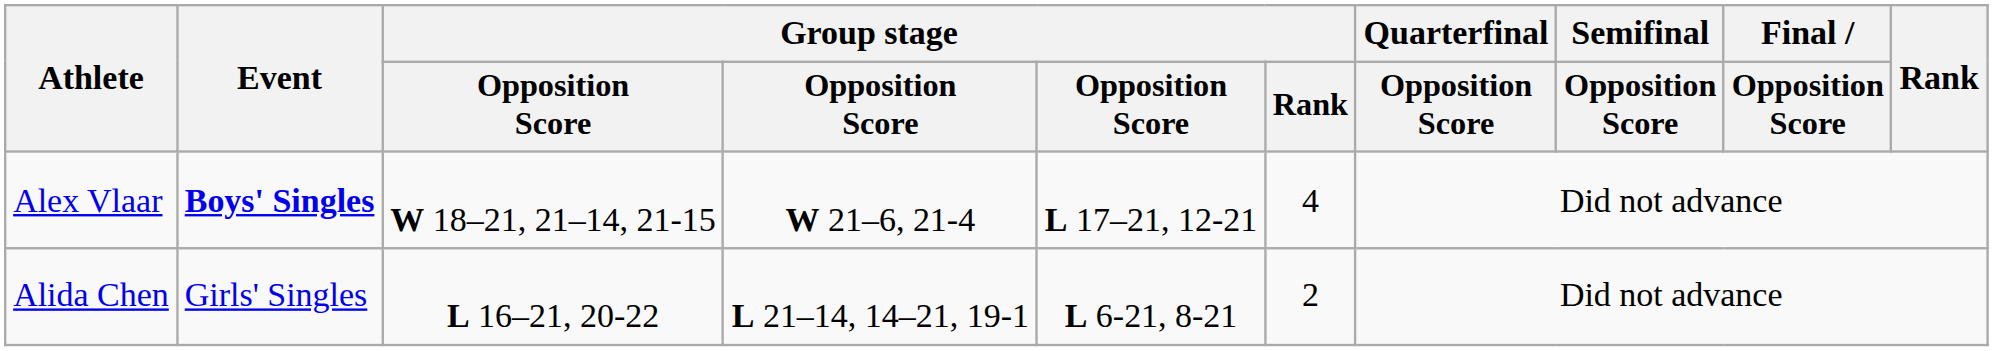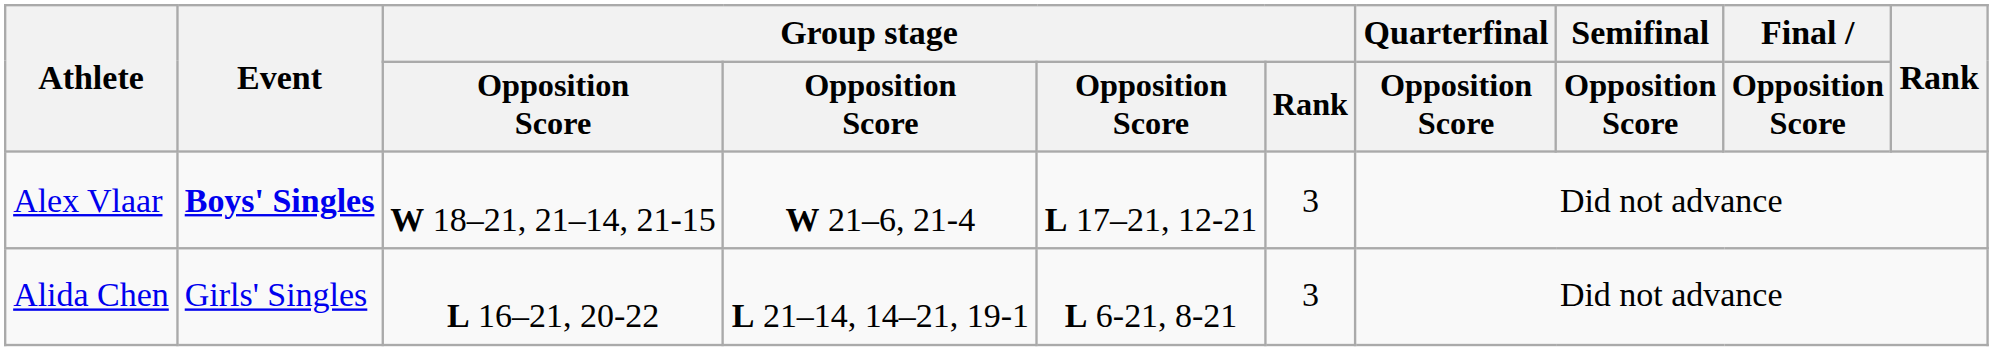(1310, 199) 4 -> (1310, 199) 3
(1310, 295) 2 -> (1310, 295) 3
